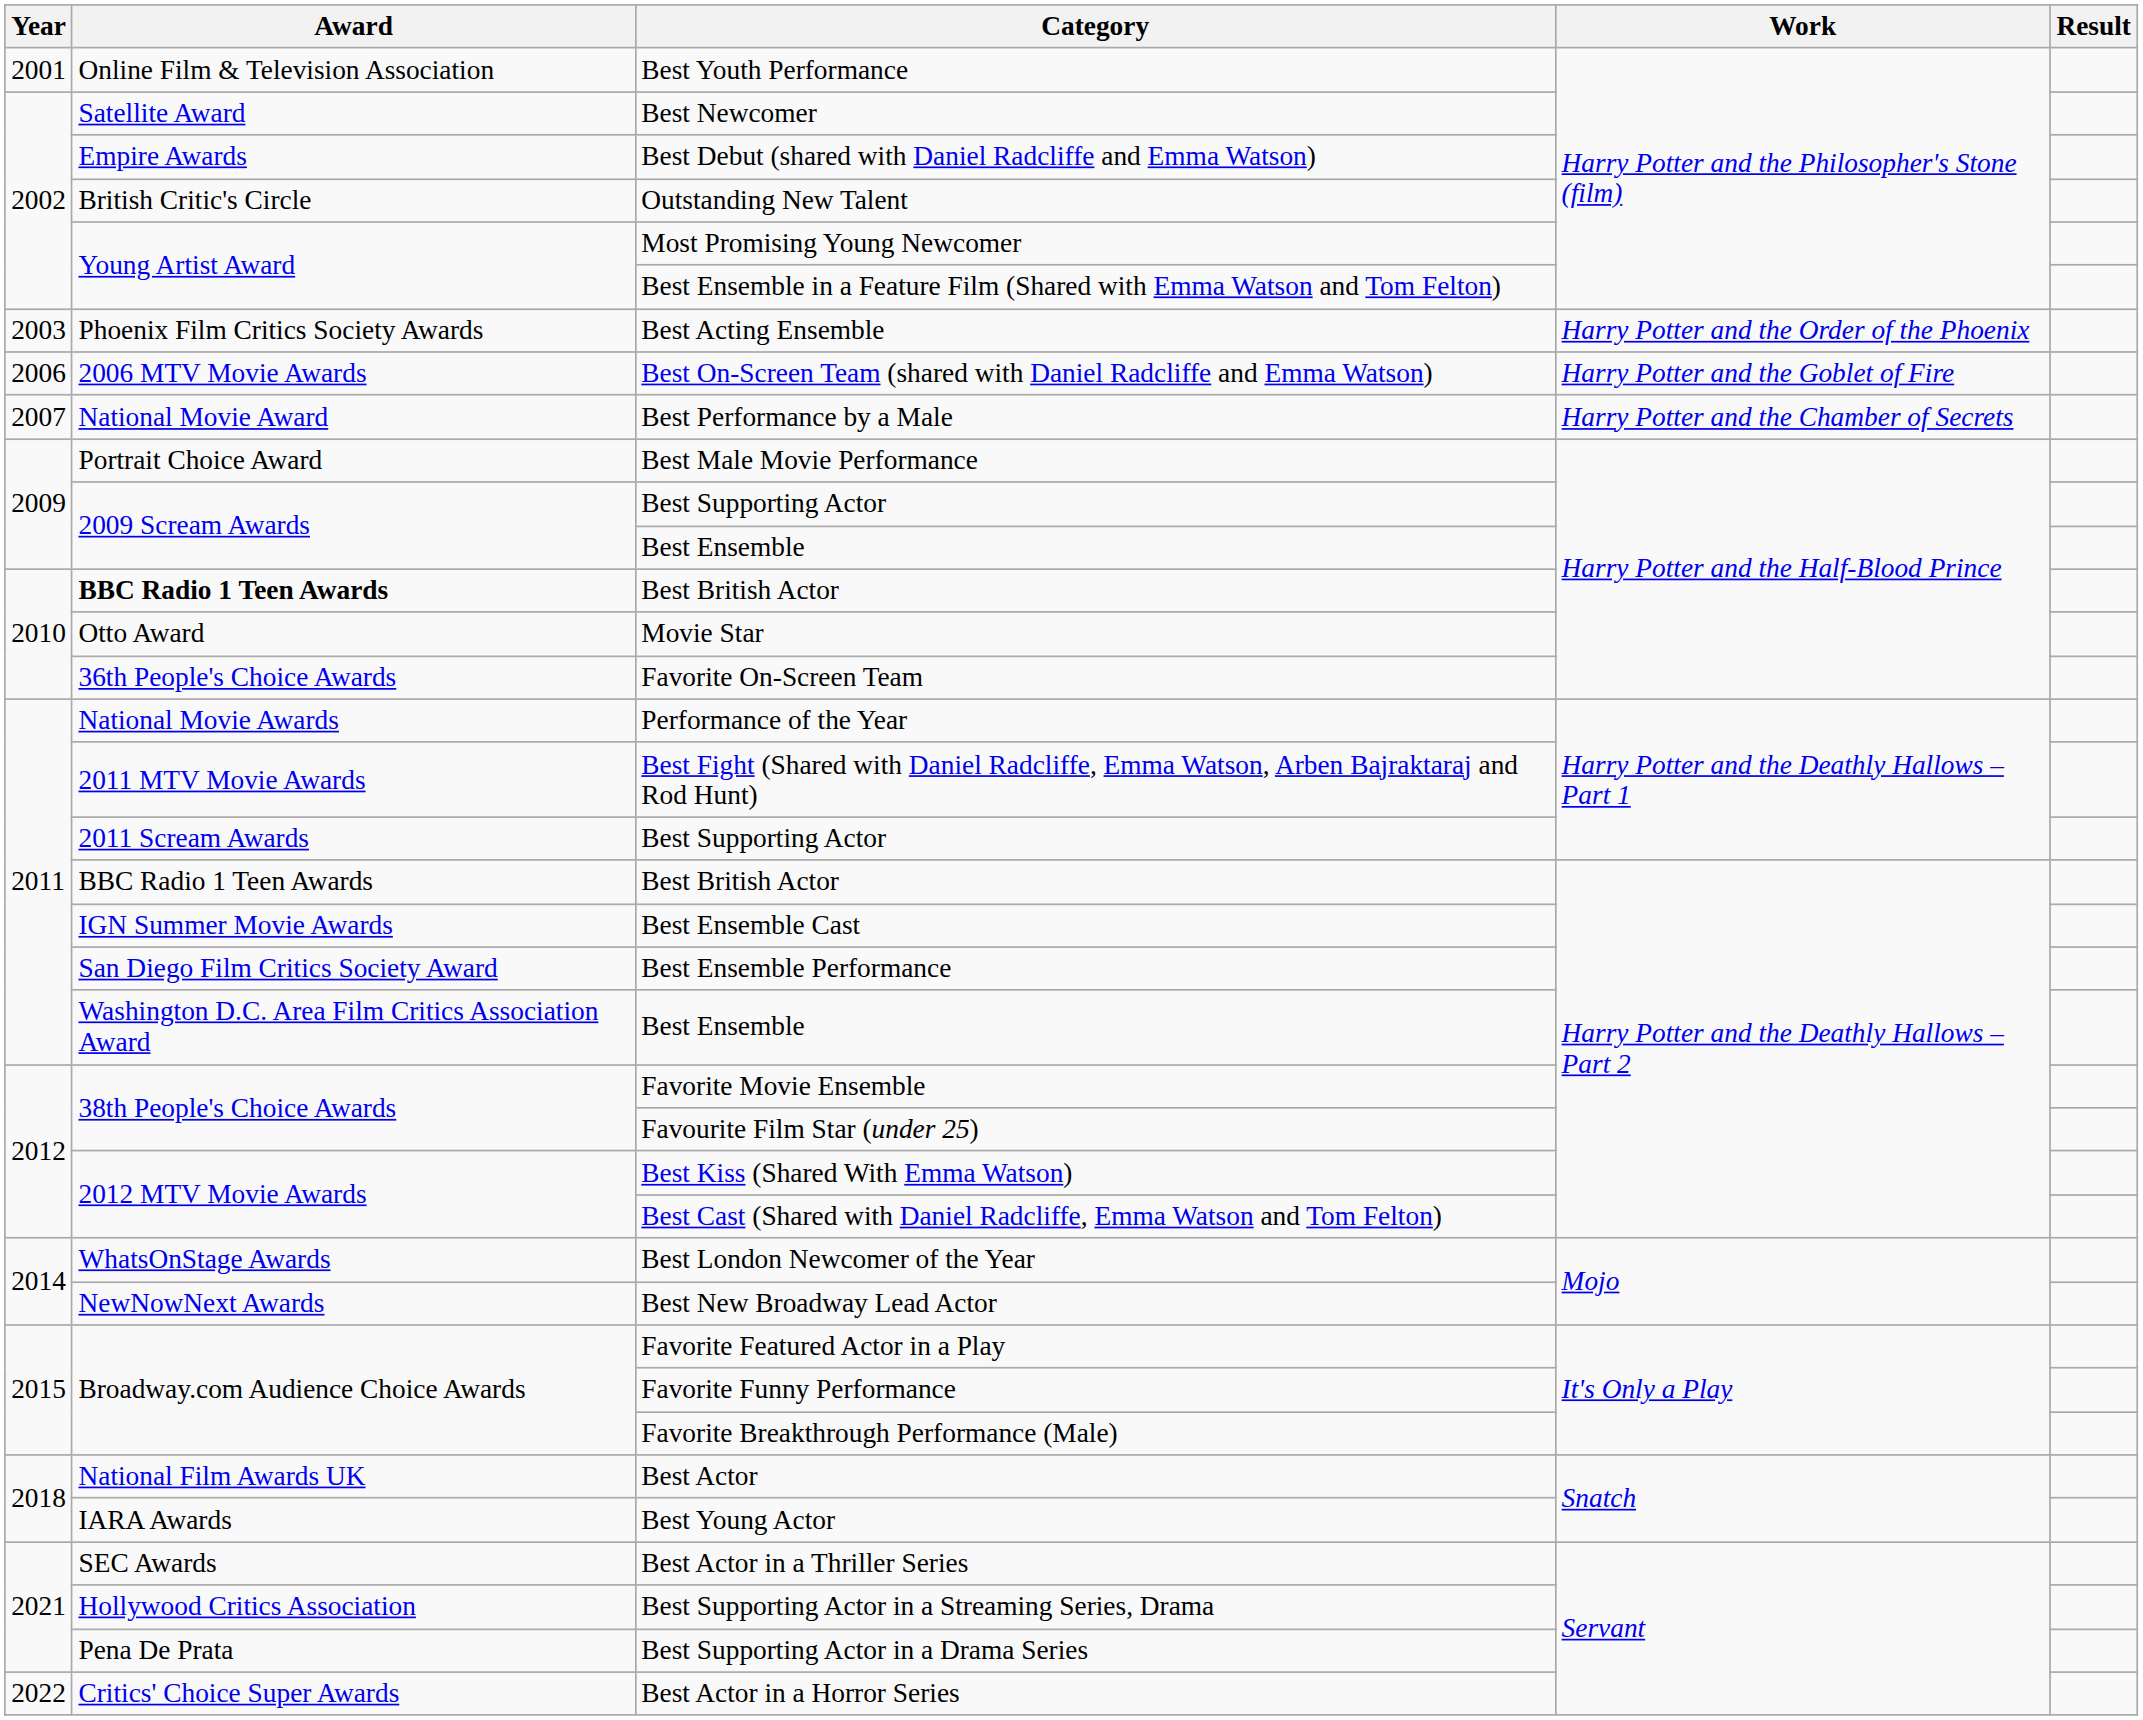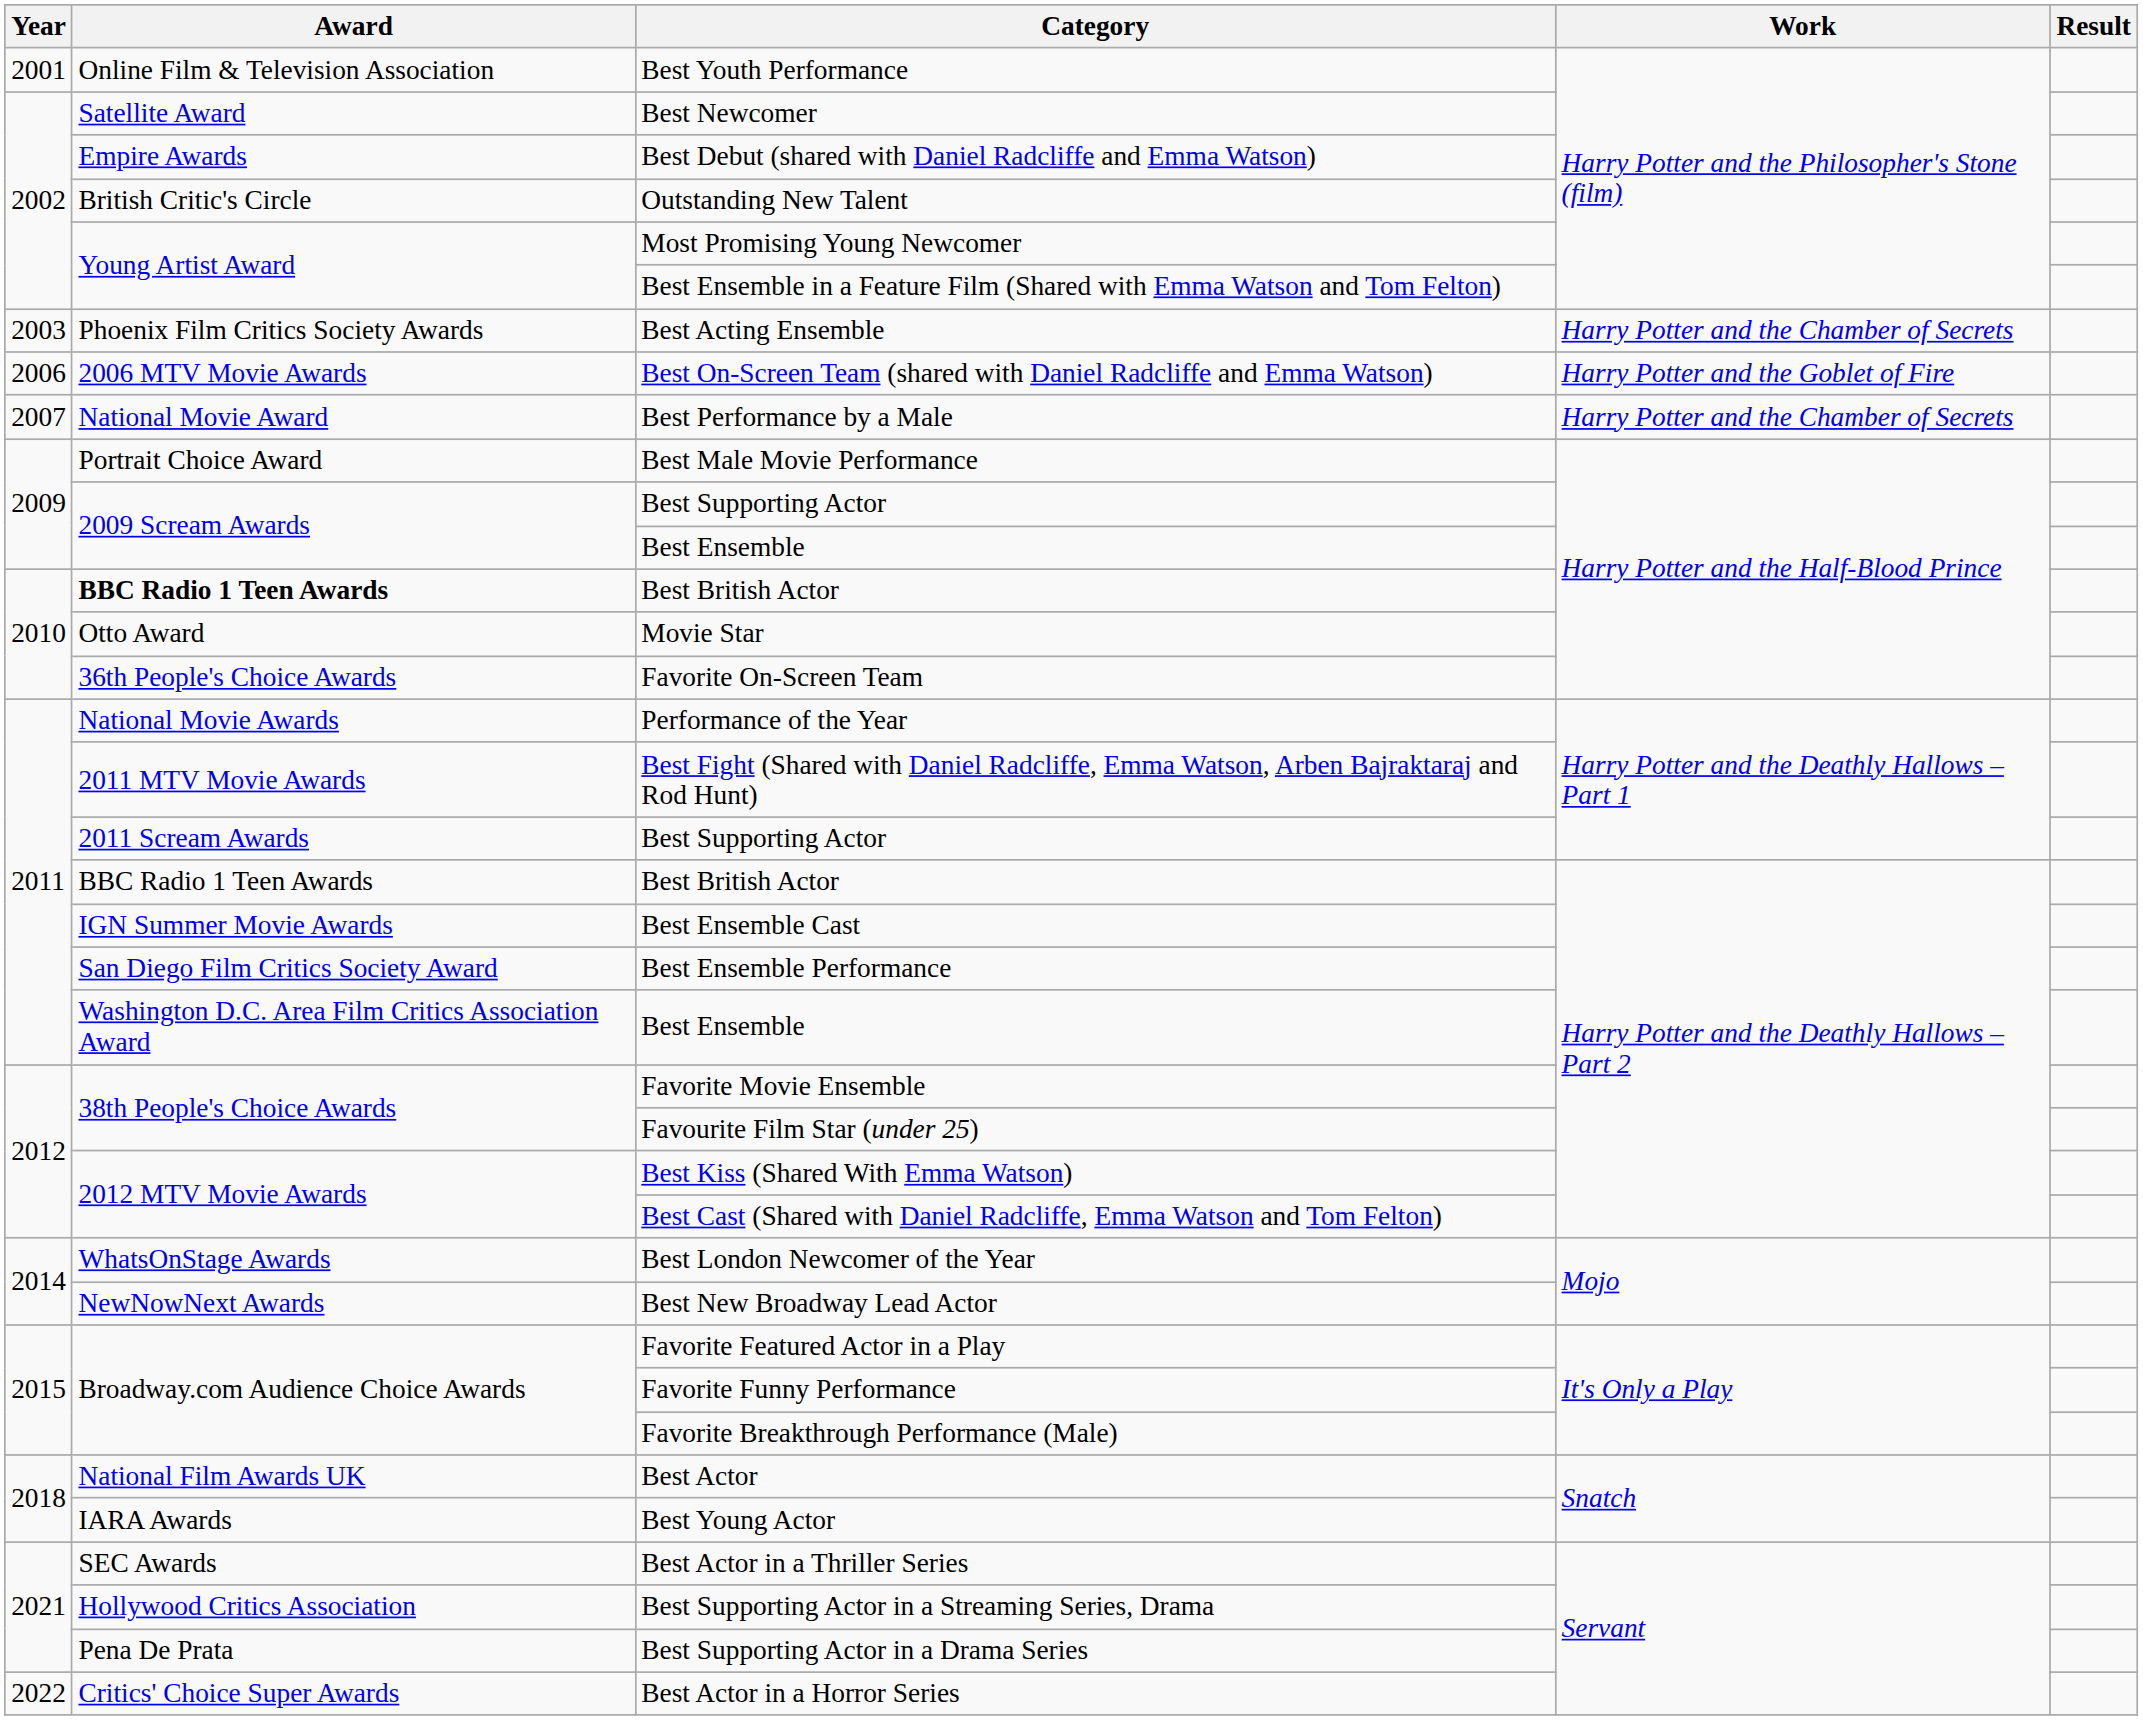(1796, 329) Harry Potter and the Order of the Phoenix -> (1788, 329) Harry Potter and the Chamber of Secrets
